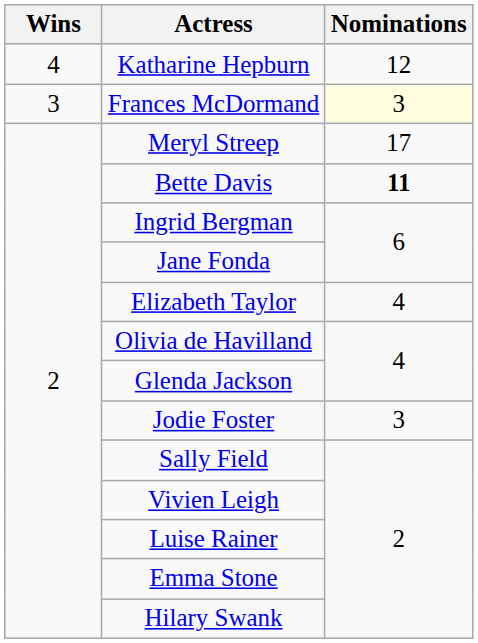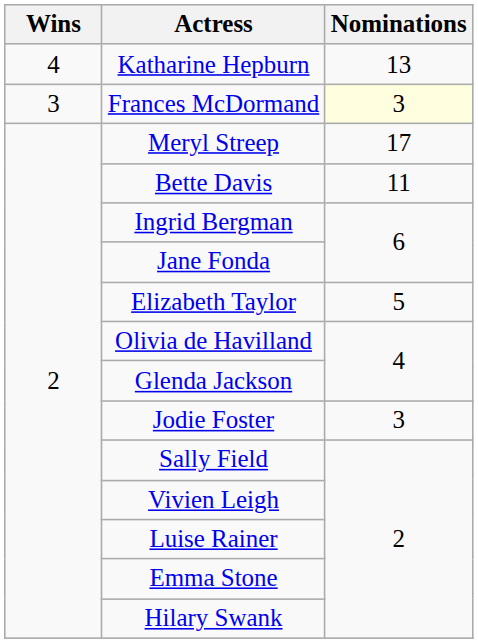(399, 63) 12 -> (399, 63) 13
(399, 182) bold -> (399, 182) normal
(399, 301) 4 -> (399, 301) 5
